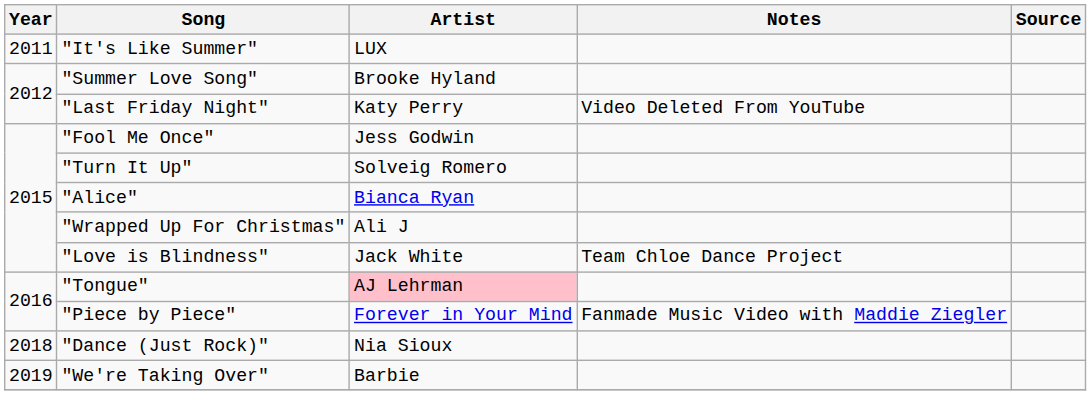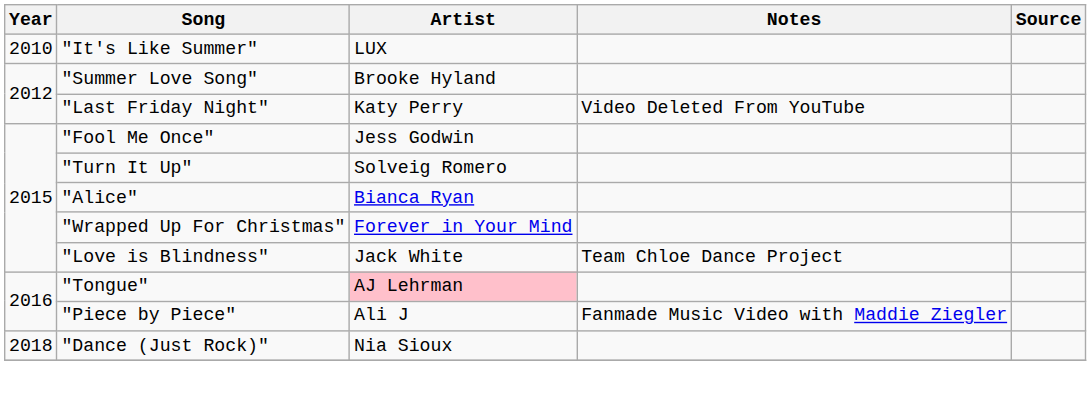(31, 49) 2011 -> (31, 49) 2010
(381, 227) Ali J -> (463, 227) Forever in Your Mind
(463, 316) Forever in Your Mind -> (381, 316) Ali J
- row: (165, 375)
